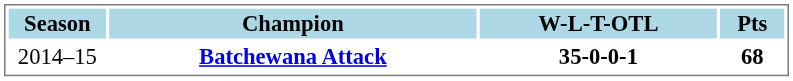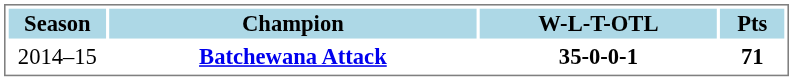(752, 56) 68 -> (752, 56) 71
